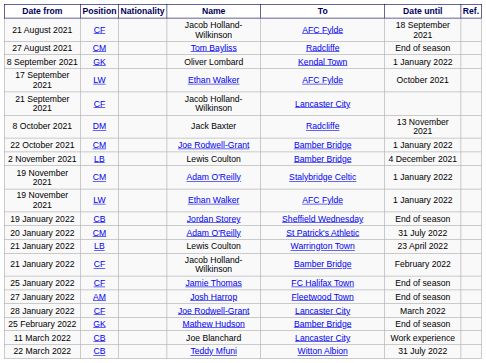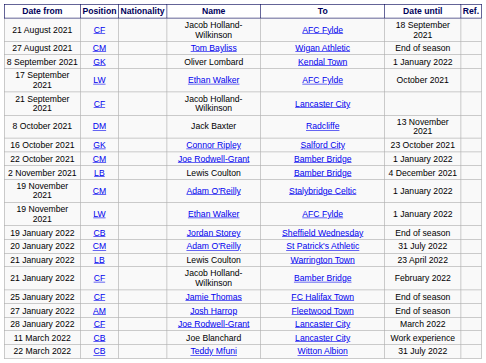(323, 48) Radcliffe -> (323, 48) Wigan Athletic
+ row: (42, 145)
- row: (42, 324)
